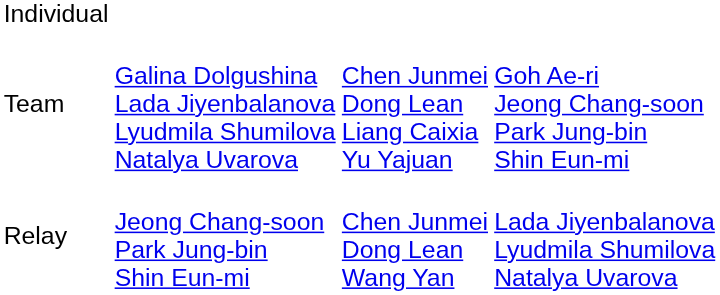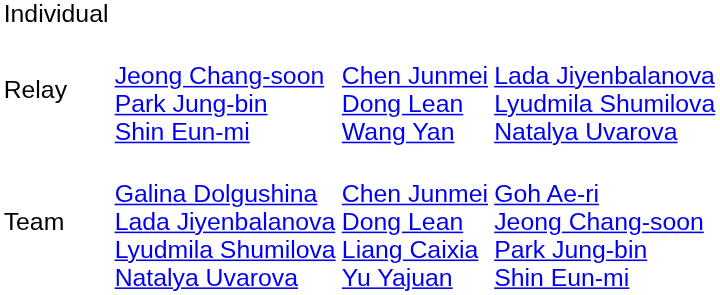rows swapped: (34, 104) <-> (35, 235)
